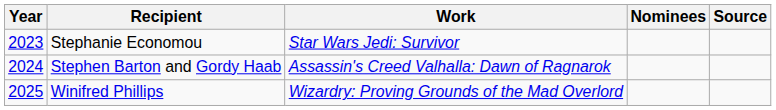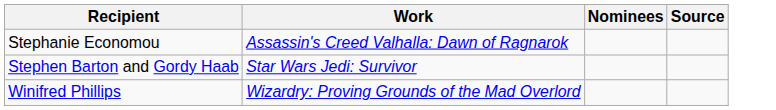- column: (26, 17)
(374, 42) Star Wars Jedi: Survivor -> (407, 42) Assassin's Creed Valhalla: Dawn of Ragnarok
(450, 67) Assassin's Creed Valhalla: Dawn of Ragnarok -> (331, 67) Star Wars Jedi: Survivor
